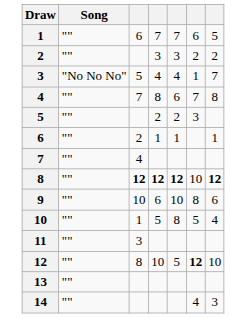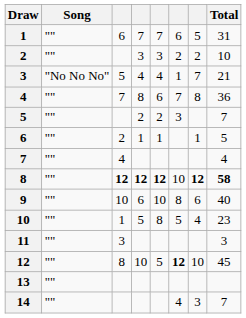+ column: (224, 14)
